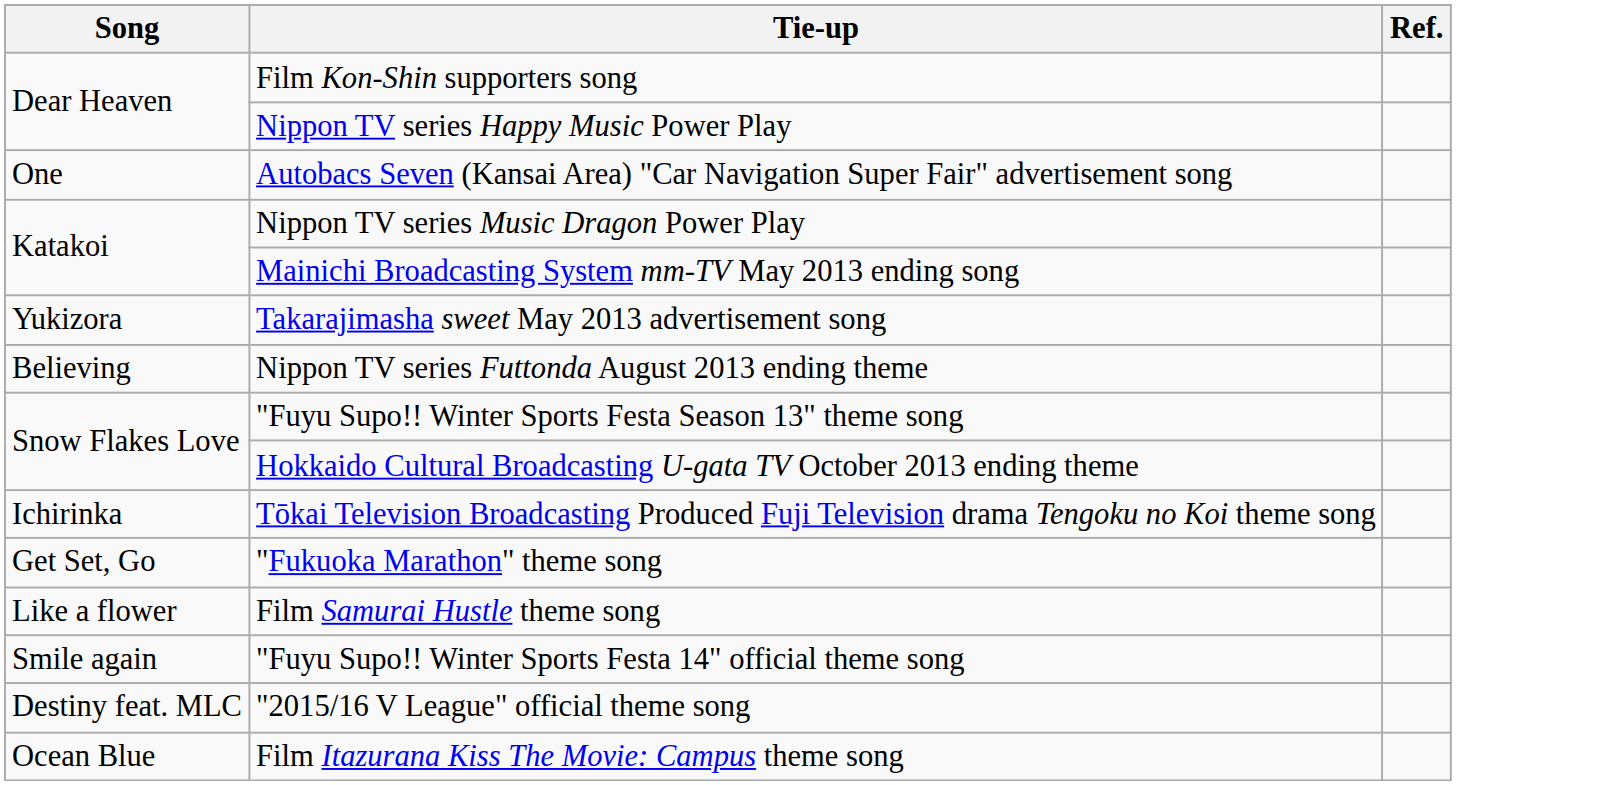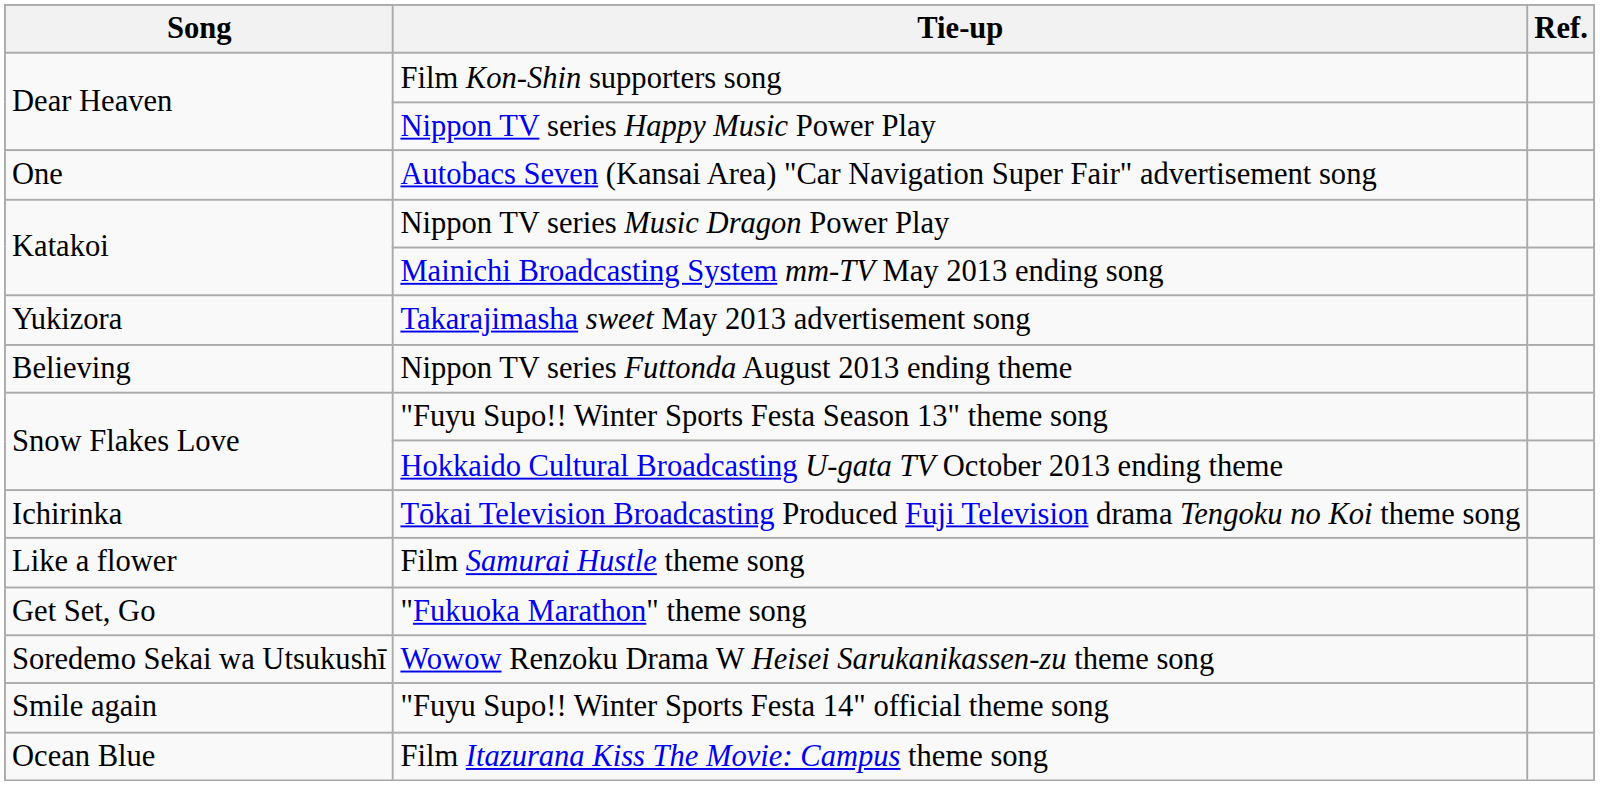rows swapped: (459, 561) <-> (458, 610)
+ row: (807, 658)
- row: (503, 707)
